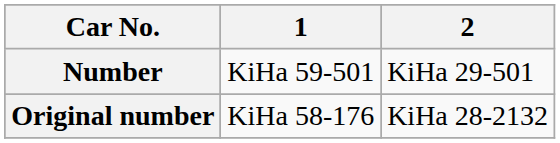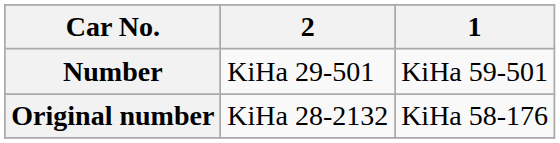columns swapped: (301, 26) <-> (468, 26)
